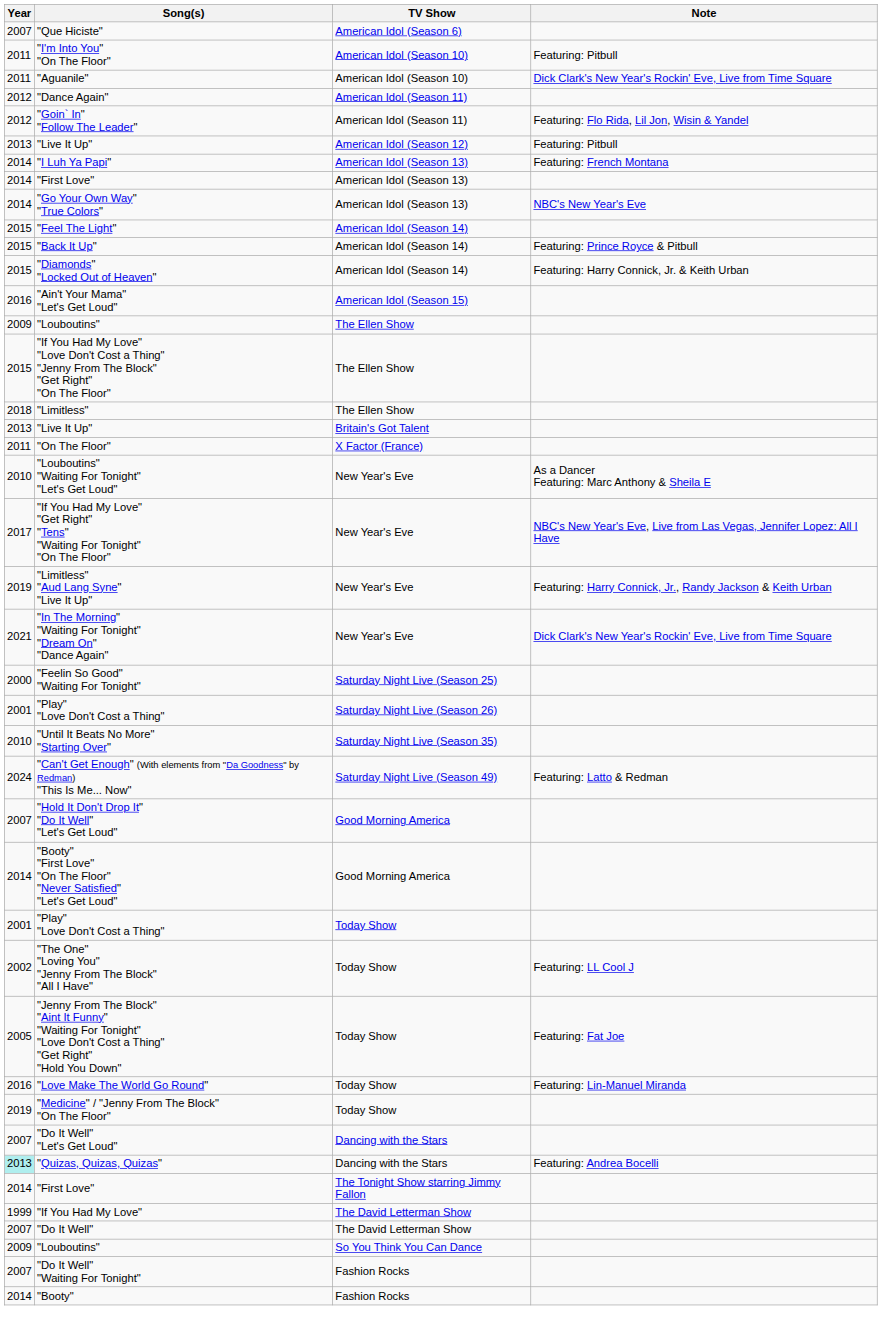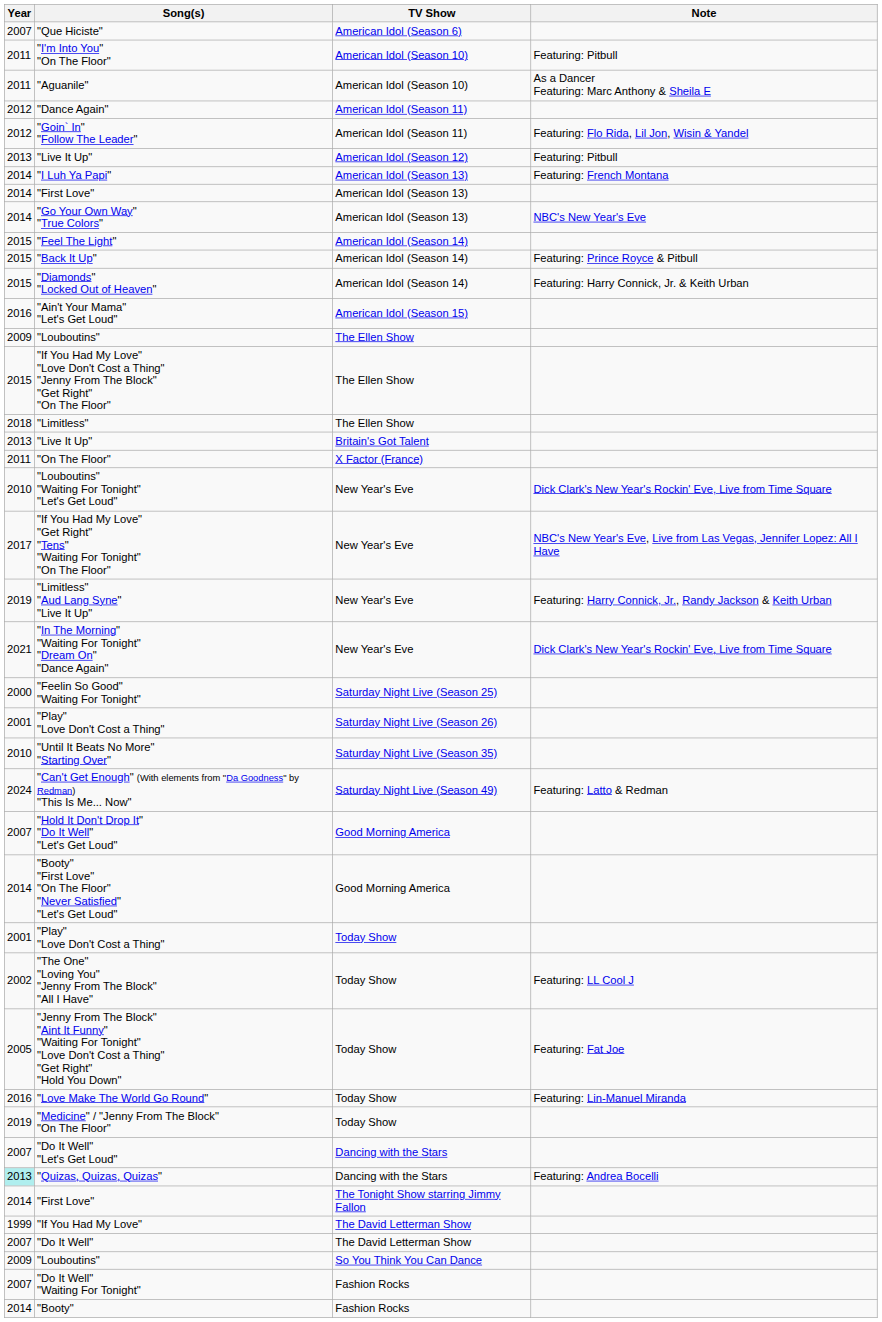(683, 79) Dick Clark's New Year's Rockin' Eve, Live from Time Square -> (622, 85) As a Dancer Featuring: Marc Anthony & Sheila E
(622, 476) As a Dancer Featuring: Marc Anthony & Sheila E -> (683, 489) Dick Clark's New Year's Rockin' Eve, Live from Time Square
